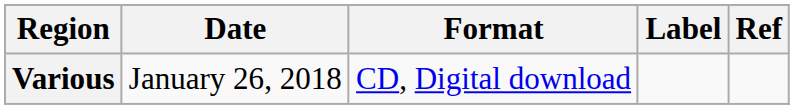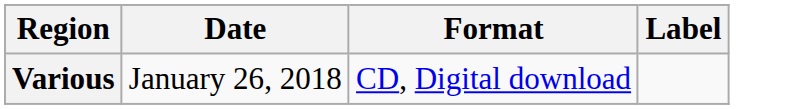- column: (759, 29)
